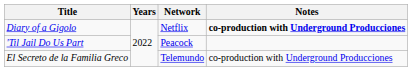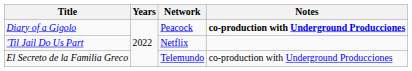(174, 27) Netflix -> (177, 27) Peacock
(177, 43) Peacock -> (174, 43) Netflix
